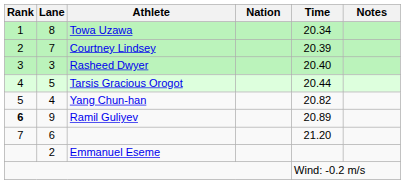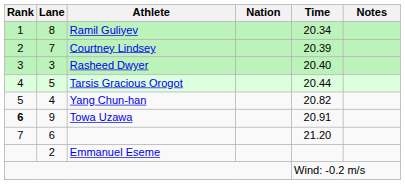(101, 30) Towa Uzawa -> (104, 30) Ramil Guliyev
(104, 118) Ramil Guliyev -> (101, 118) Towa Uzawa
(317, 118) 20.89 -> (317, 118) 20.91
